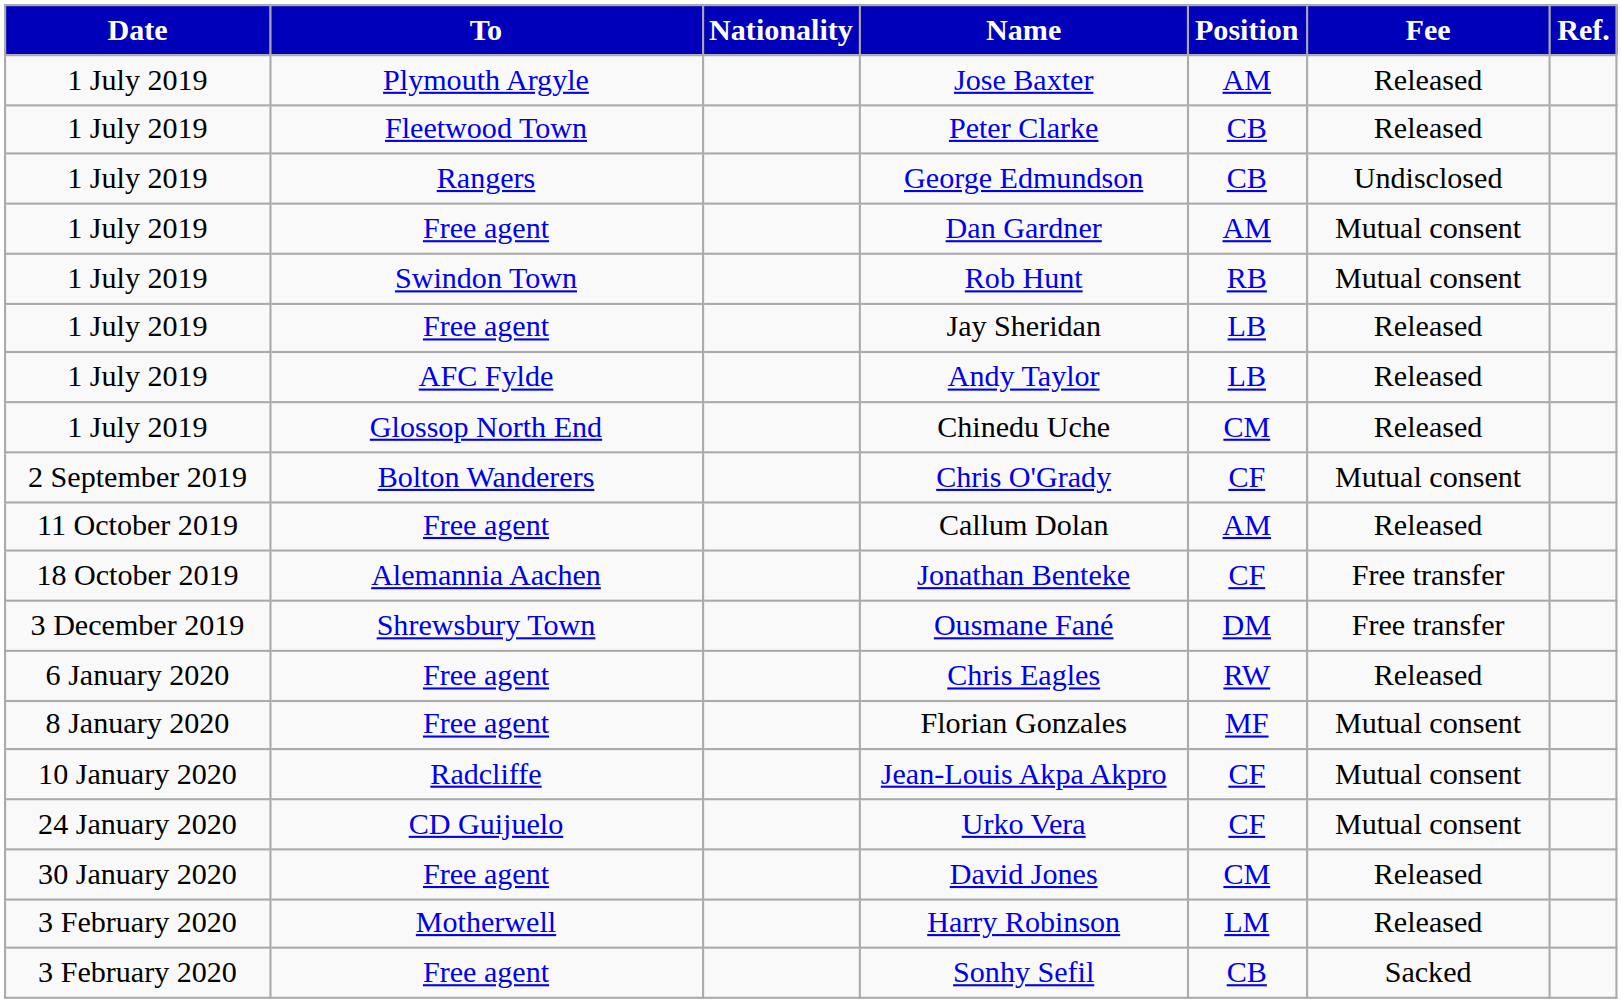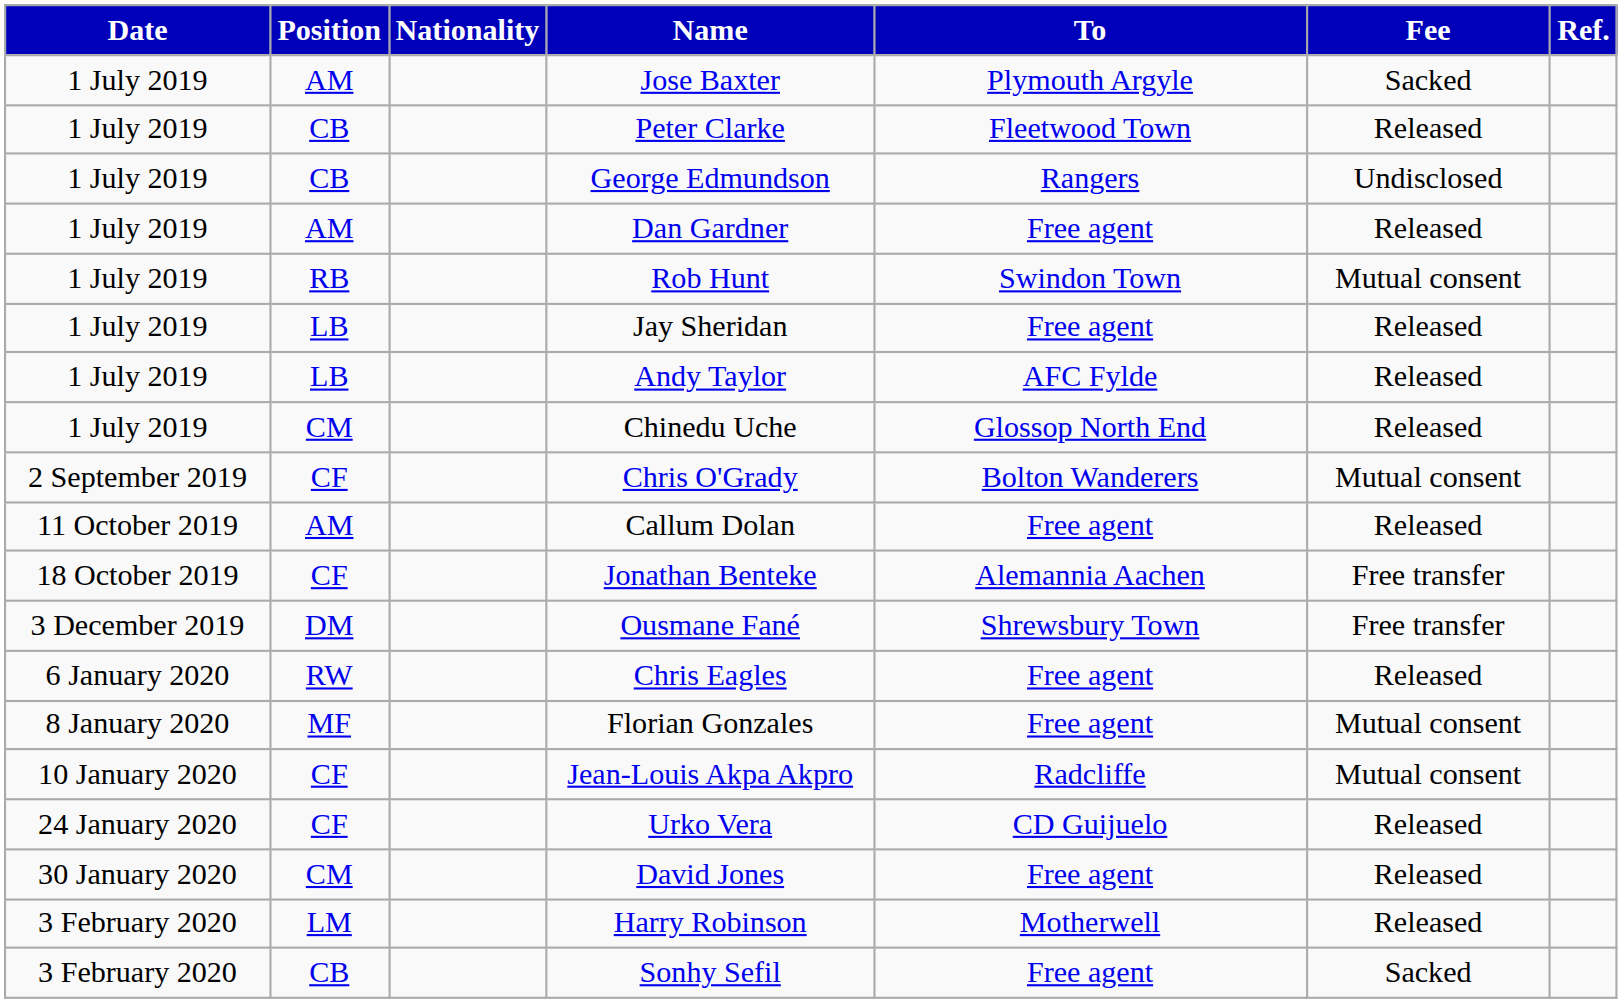columns swapped: (1247, 29) <-> (486, 29)
(1428, 79) Released -> (1428, 79) Sacked
(1428, 228) Mutual consent -> (1428, 228) Released
(1428, 823) Mutual consent -> (1428, 823) Released
